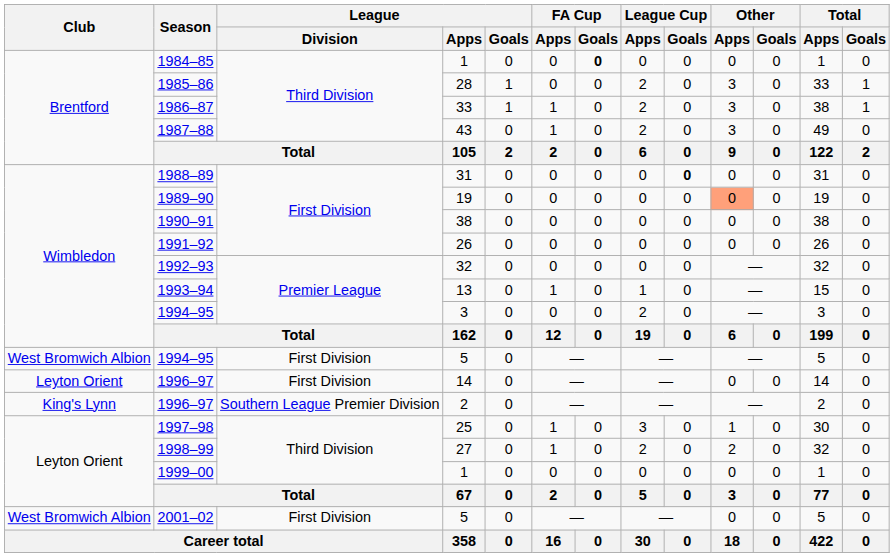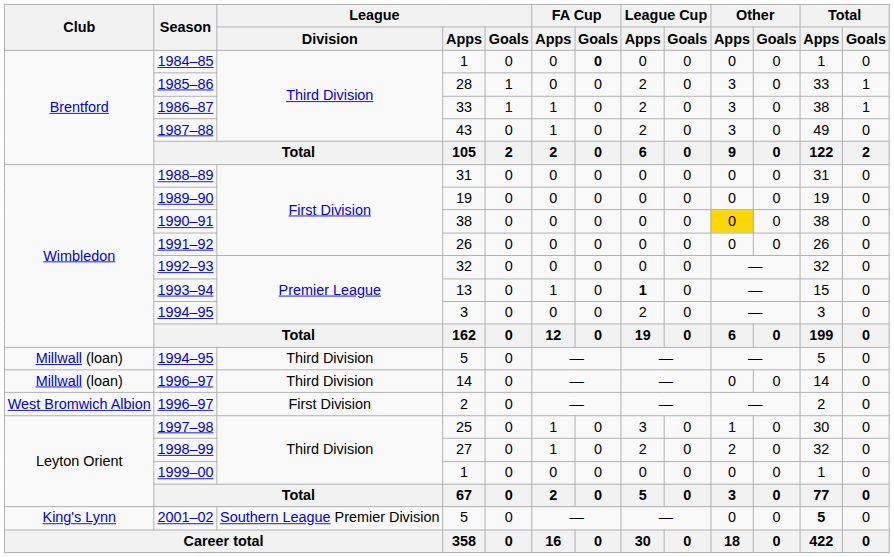(687, 175) bold -> (687, 175) normal
(732, 198) lightsalmon background -> (732, 198) no background
(732, 221) no background -> (732, 221) gold background
(643, 289) normal -> (643, 289) bold
(79, 358) West Bromwich Albion -> (79, 358) Millwall (loan)
(330, 358) First Division -> (330, 358) Third Division
(79, 381) Leyton Orient -> (79, 381) Millwall (loan)
(330, 381) First Division -> (330, 381) Third Division
(79, 404) King's Lynn -> (79, 404) West Bromwich Albion
(330, 404) Southern League Premier Division -> (330, 404) First Division
(79, 518) West Bromwich Albion -> (79, 518) King's Lynn
(330, 518) First Division -> (330, 518) Southern League Premier Division
(821, 518) normal -> (821, 518) bold
